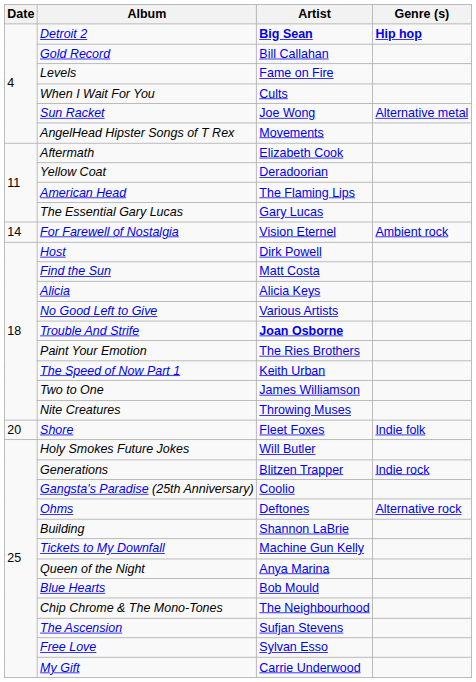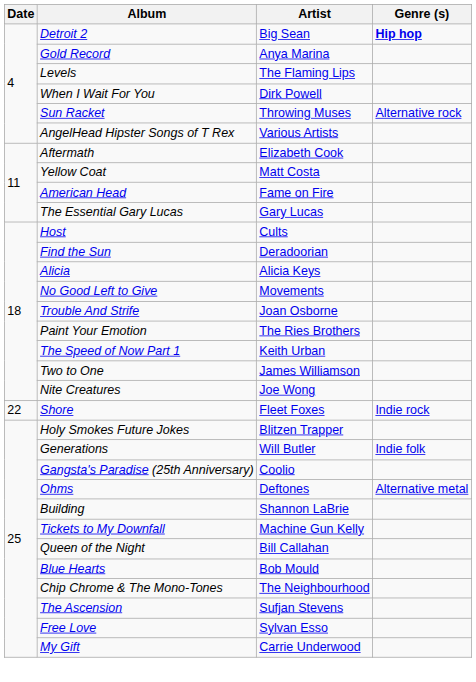(286, 34) bold -> (285, 34) normal
(294, 53) Bill Callahan -> (294, 53) Anya Marina
(296, 73) Fame on Fire -> (307, 73) The Flaming Lips
(274, 93) Cults -> (291, 93) Dirk Powell
(287, 113) Joe Wong -> (305, 113) Throwing Muses
(422, 113) Alternative metal -> (418, 113) Alternative rock
(292, 133) Movements -> (299, 133) Various Artists
(294, 172) Deradoorian -> (289, 172) Matt Costa
(307, 192) The Flaming Lips -> (296, 192) Fame on Fire
- row: (109, 232)
(291, 251) Dirk Powell -> (274, 232) Cults
(289, 271) Matt Costa -> (294, 251) Deradoorian
(299, 311) Various Artists -> (292, 291) Movements
(301, 331) bold -> (299, 311) normal
(305, 410) Throwing Muses -> (287, 390) Joe Wong
(14, 430) 20 -> (14, 410) 22
(400, 430) Indie folk -> (402, 410) Indie rock
(287, 449) Will Butler -> (301, 430) Blitzen Trapper
(301, 469) Blitzen Trapper -> (287, 449) Will Butler
(402, 469) Indie rock -> (400, 449) Indie folk
(418, 509) Alternative rock -> (422, 489) Alternative metal
(294, 568) Anya Marina -> (294, 548) Bill Callahan
